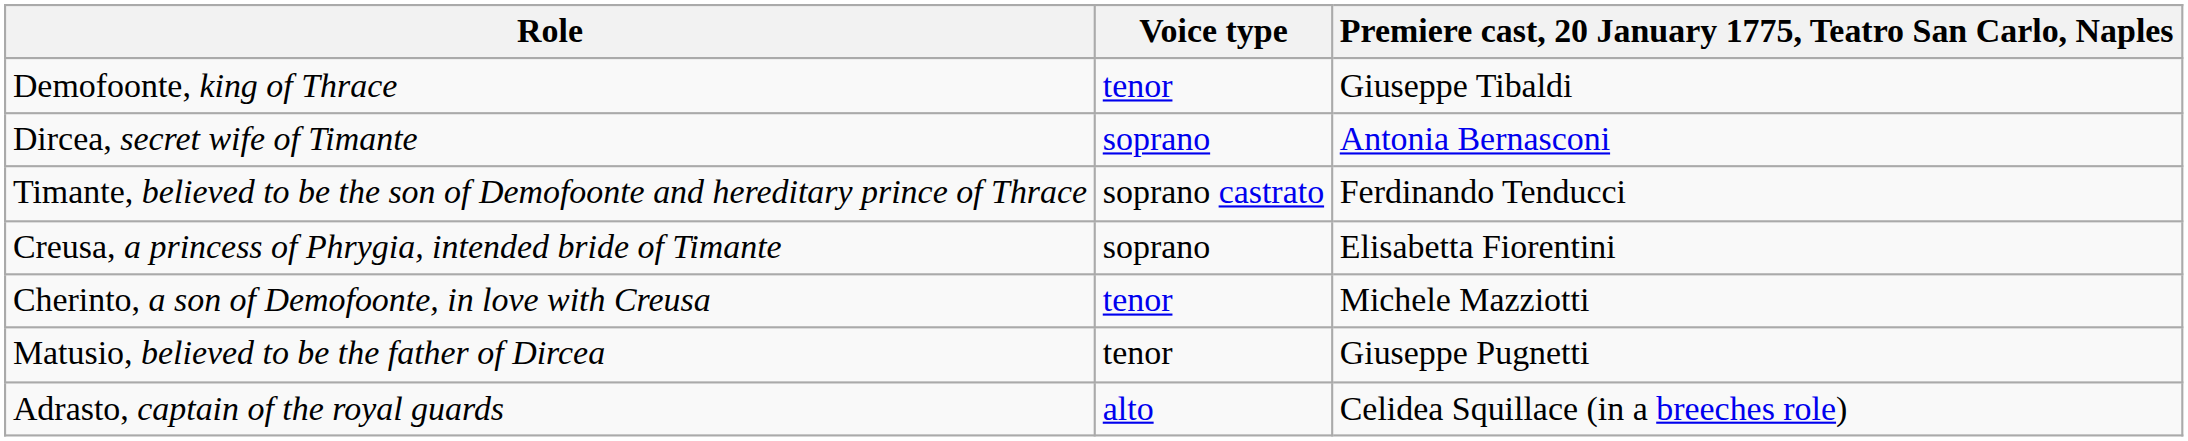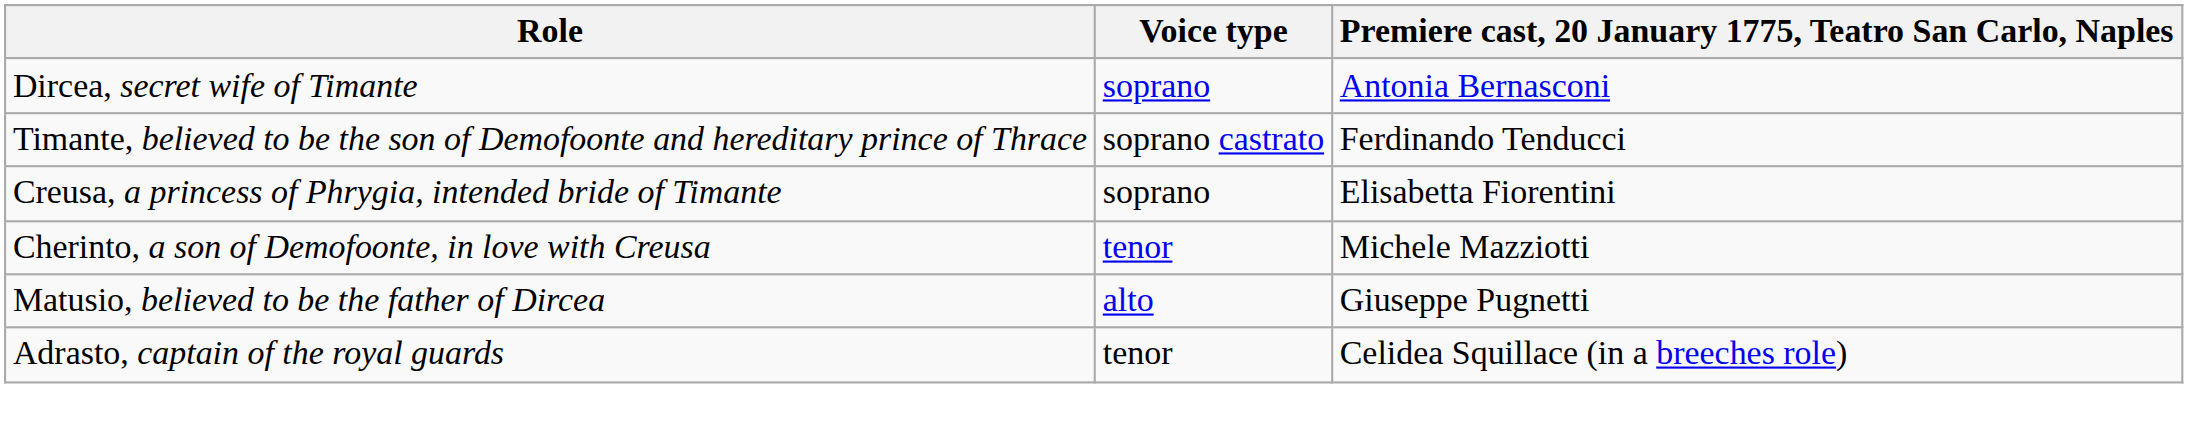- row: (205, 85)
(1138, 354) tenor -> (1128, 300) alto
(1128, 407) alto -> (1138, 354) tenor
